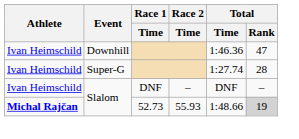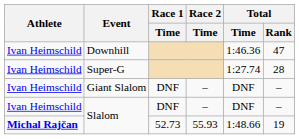+ row: (117, 88)
(262, 106) lightgrey background -> (279, 125) no background
